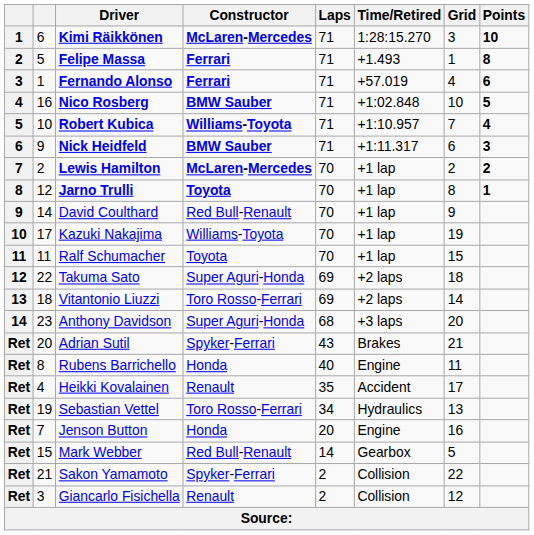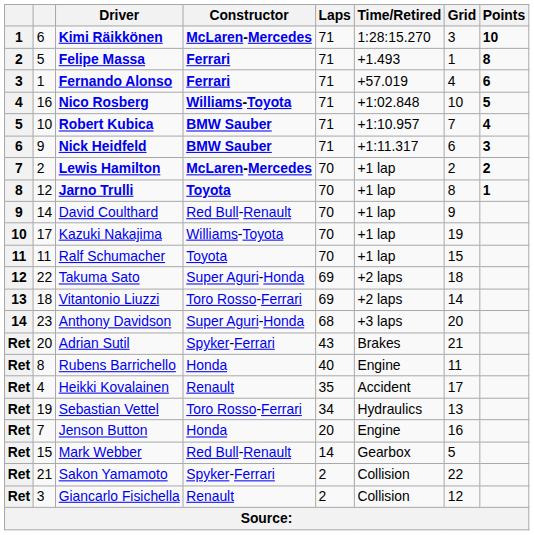(229, 103) BMW Sauber -> (239, 103) Williams-Toyota
(239, 124) Williams-Toyota -> (229, 124) BMW Sauber
